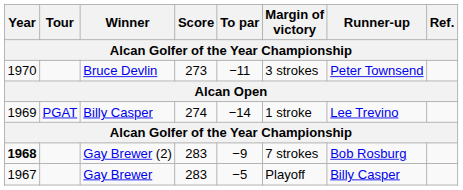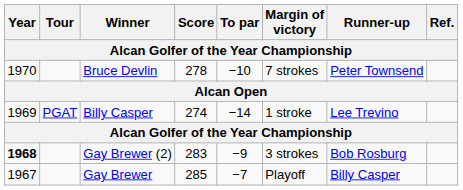(196, 71) 273 -> (196, 71) 278
(240, 71) −11 -> (240, 71) −10
(292, 71) 3 strokes -> (292, 71) 7 strokes
(292, 154) 7 strokes -> (292, 154) 3 strokes
(196, 174) 283 -> (196, 174) 285
(240, 174) −5 -> (240, 174) −7
